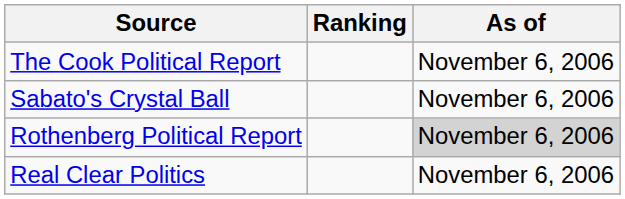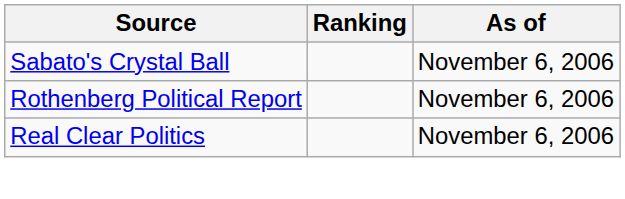- row: (145, 61)
(516, 136) lightgrey background -> (516, 99) no background
